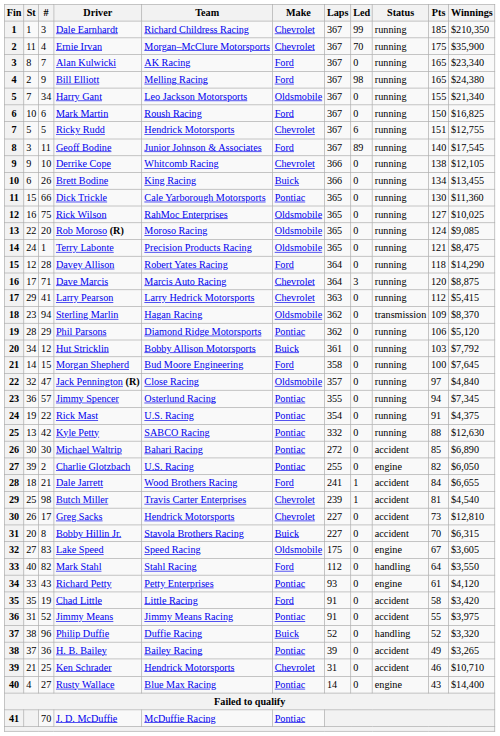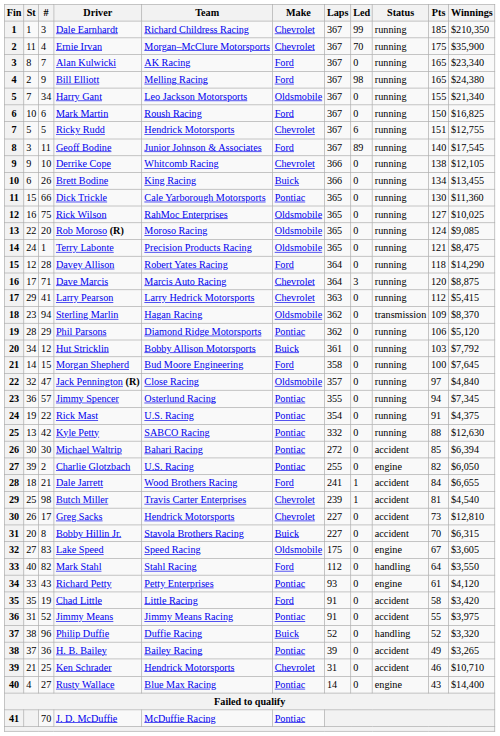(465, 449) $6,890 -> (465, 449) $6,394
